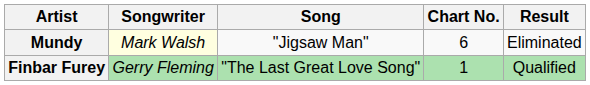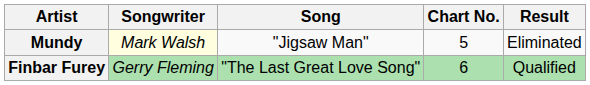(464, 42) 6 -> (464, 42) 5
(464, 67) 1 -> (464, 67) 6
